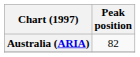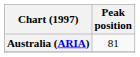(113, 43) 82 -> (113, 43) 81
